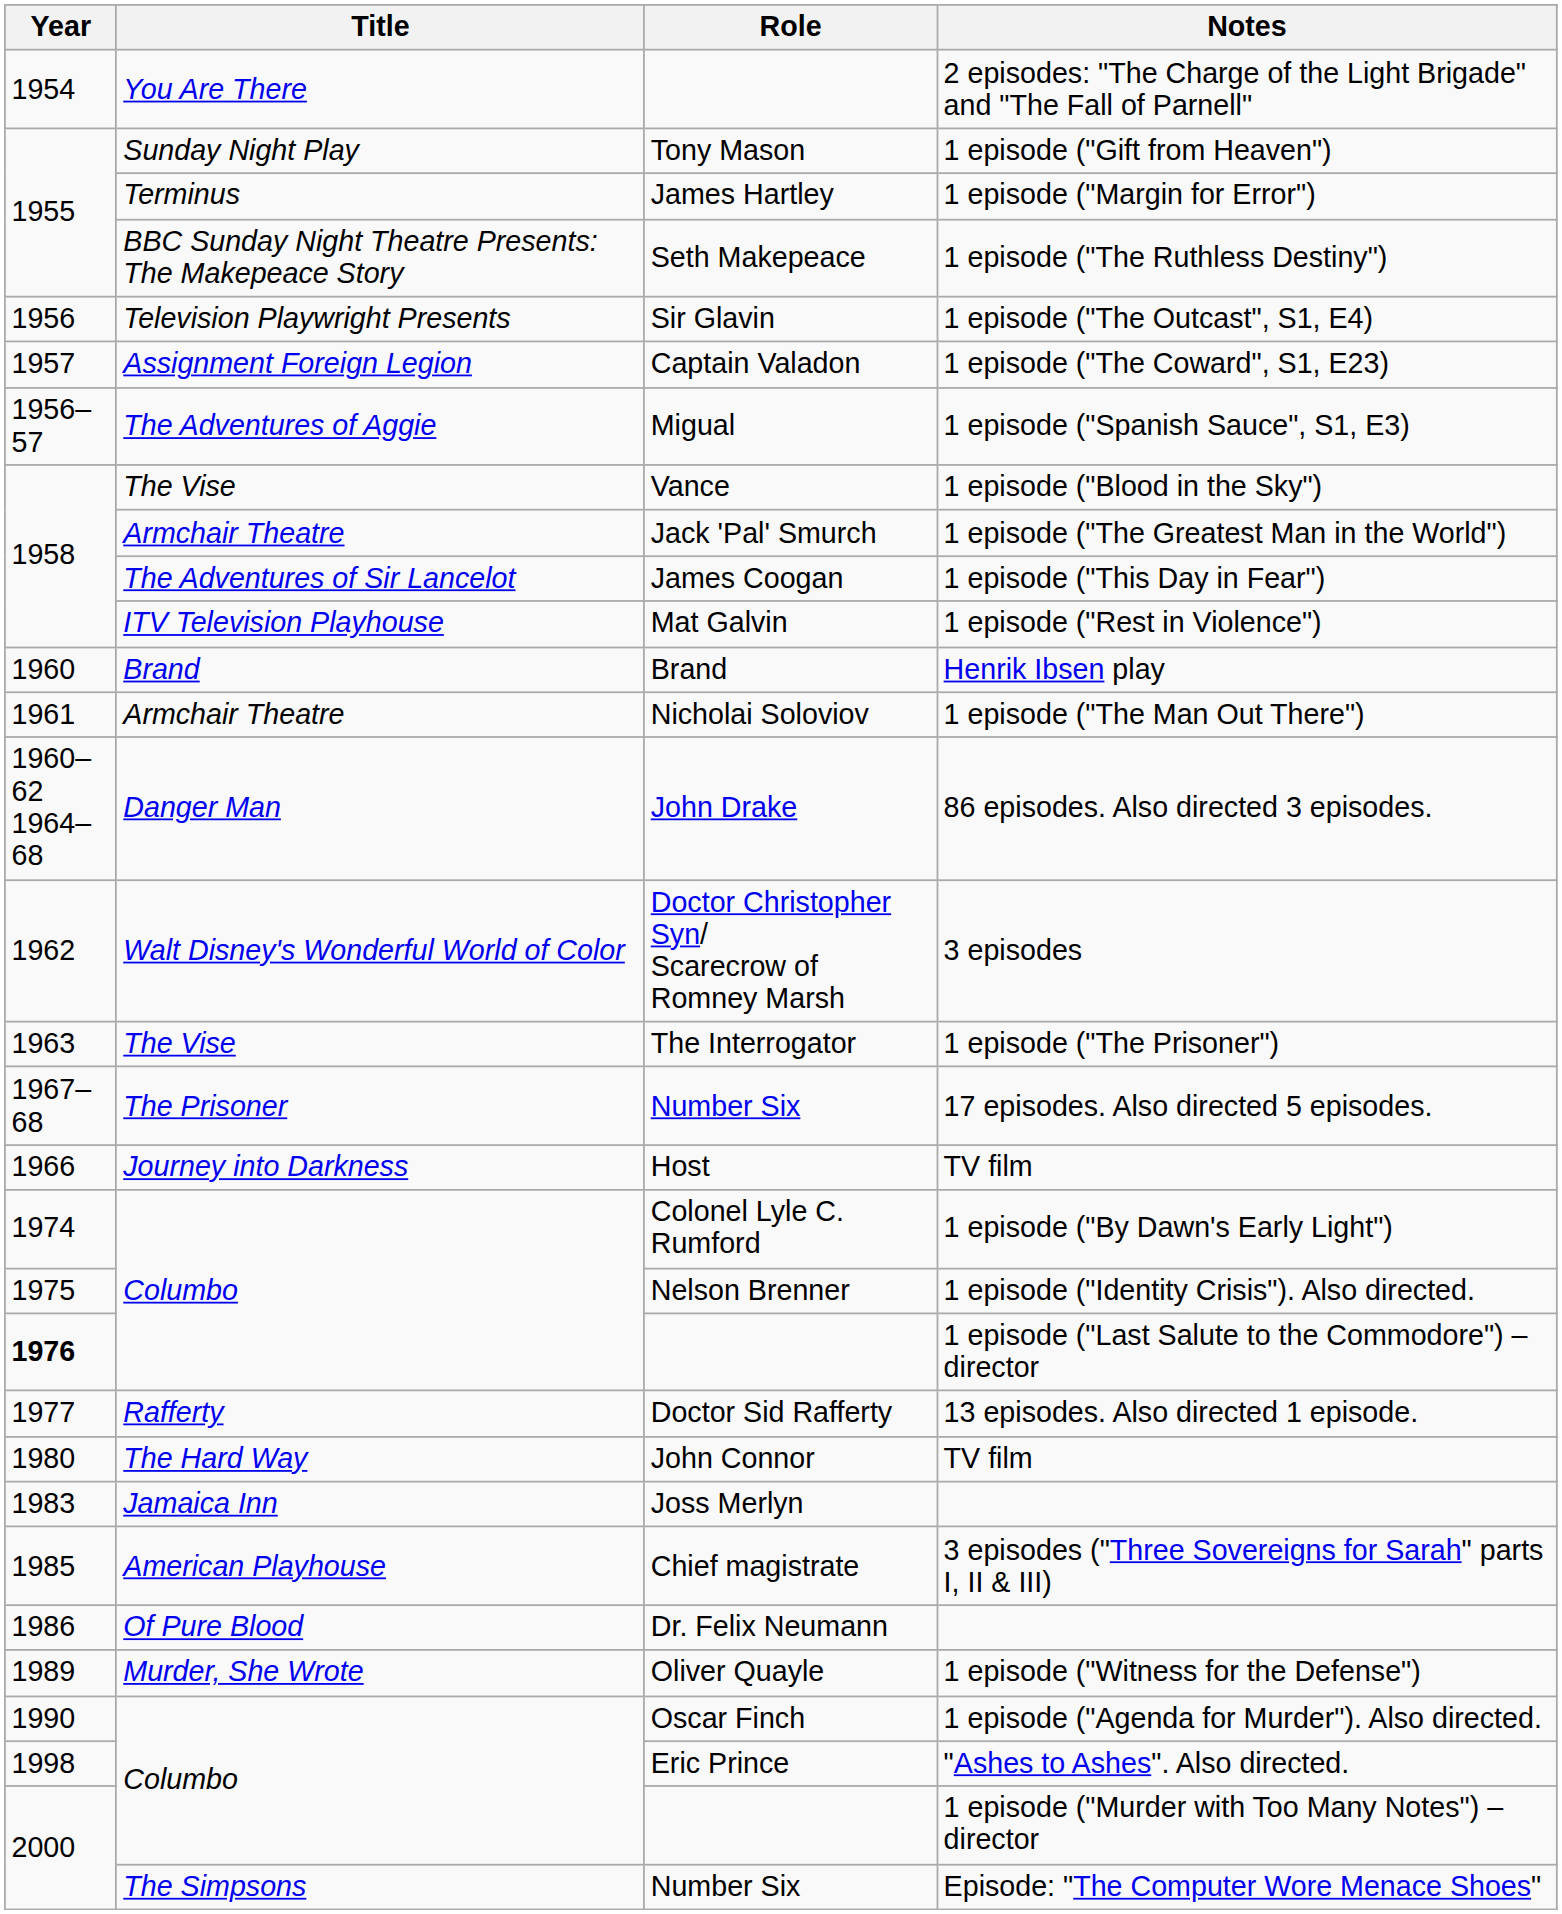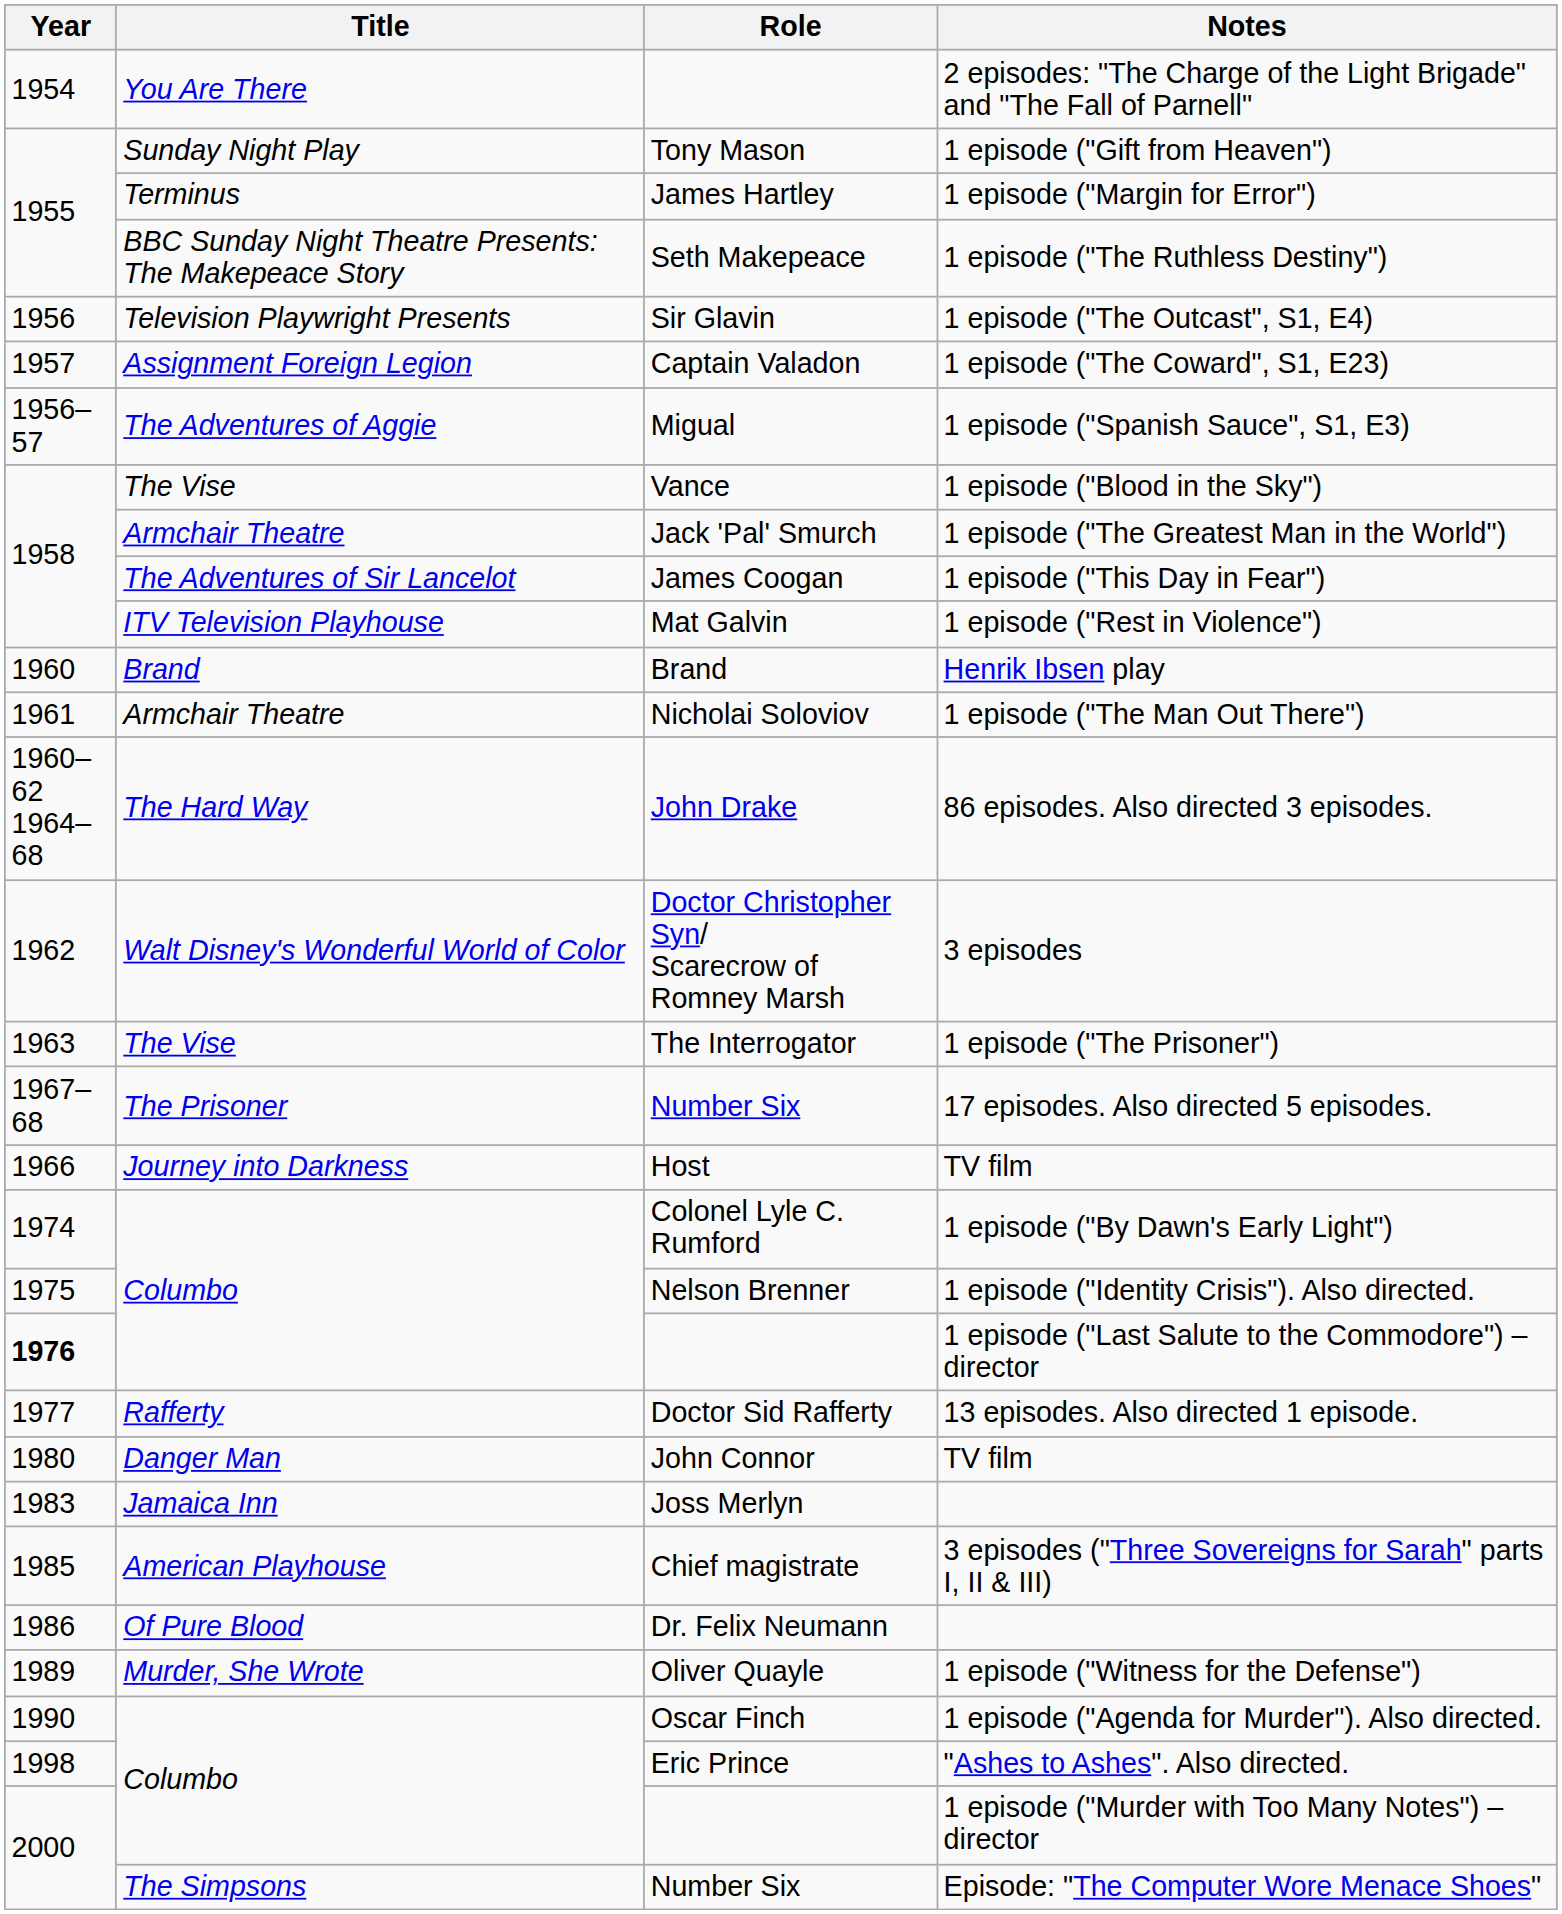(202, 808) Danger Man -> (215, 808) The Hard Way
(215, 1458) The Hard Way -> (202, 1458) Danger Man
